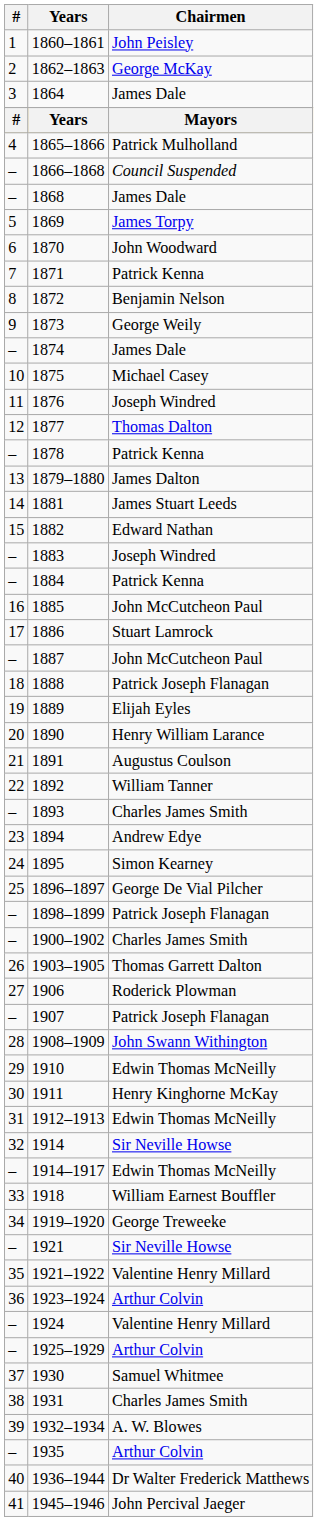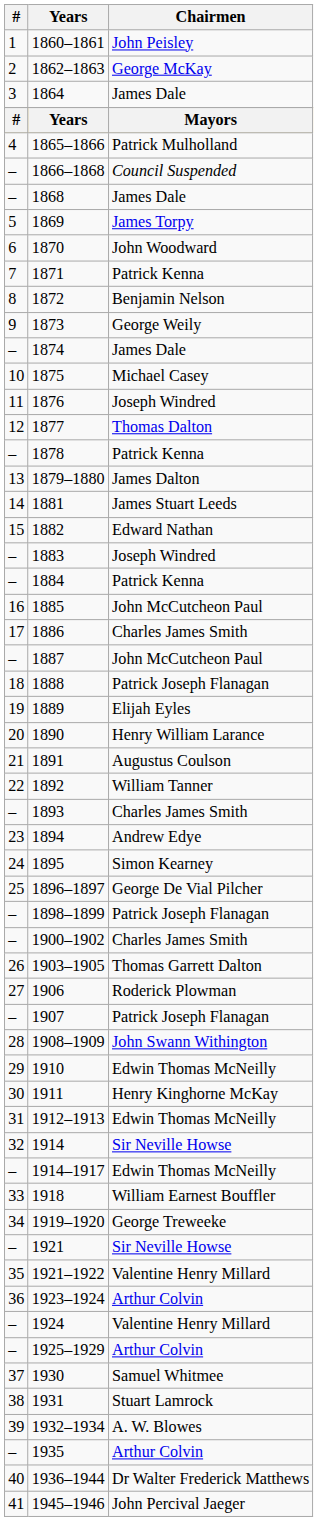(162, 632) Stuart Lamrock -> (180, 632) Charles James Smith
(180, 1401) Charles James Smith -> (162, 1401) Stuart Lamrock
